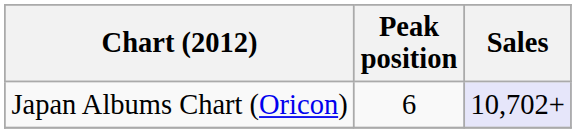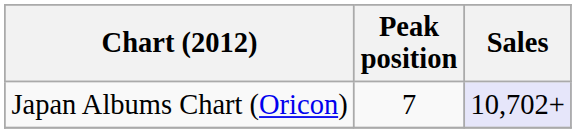(409, 104) 6 -> (409, 104) 7
